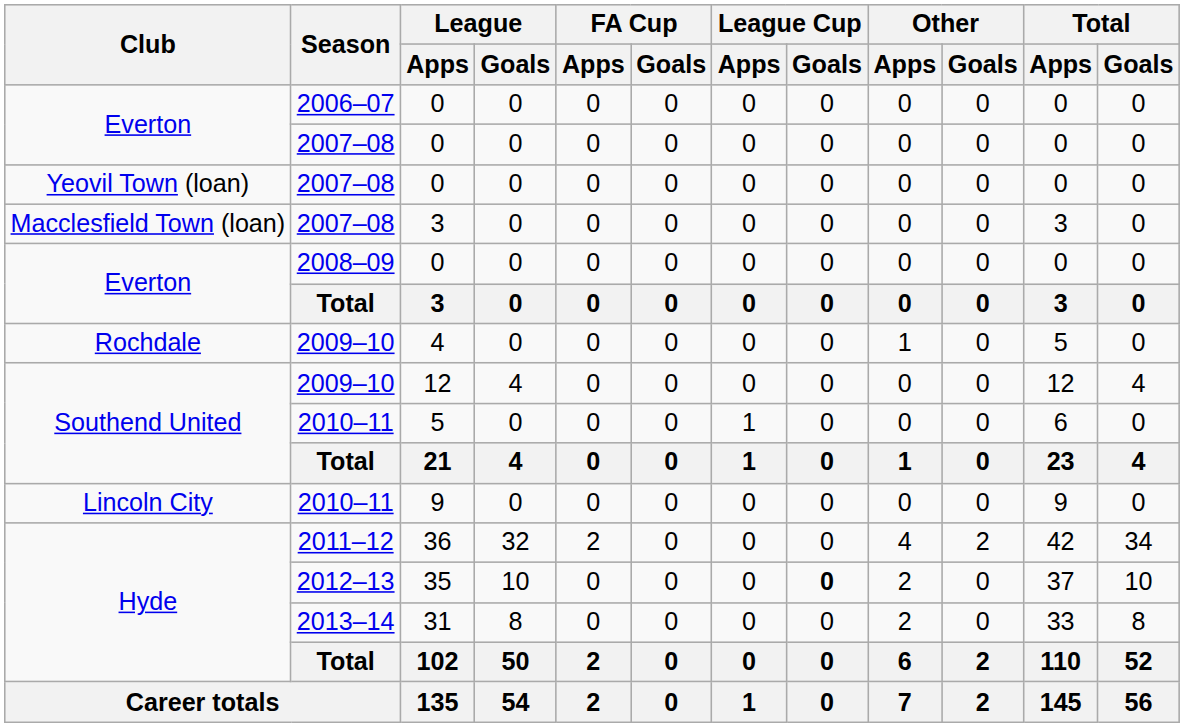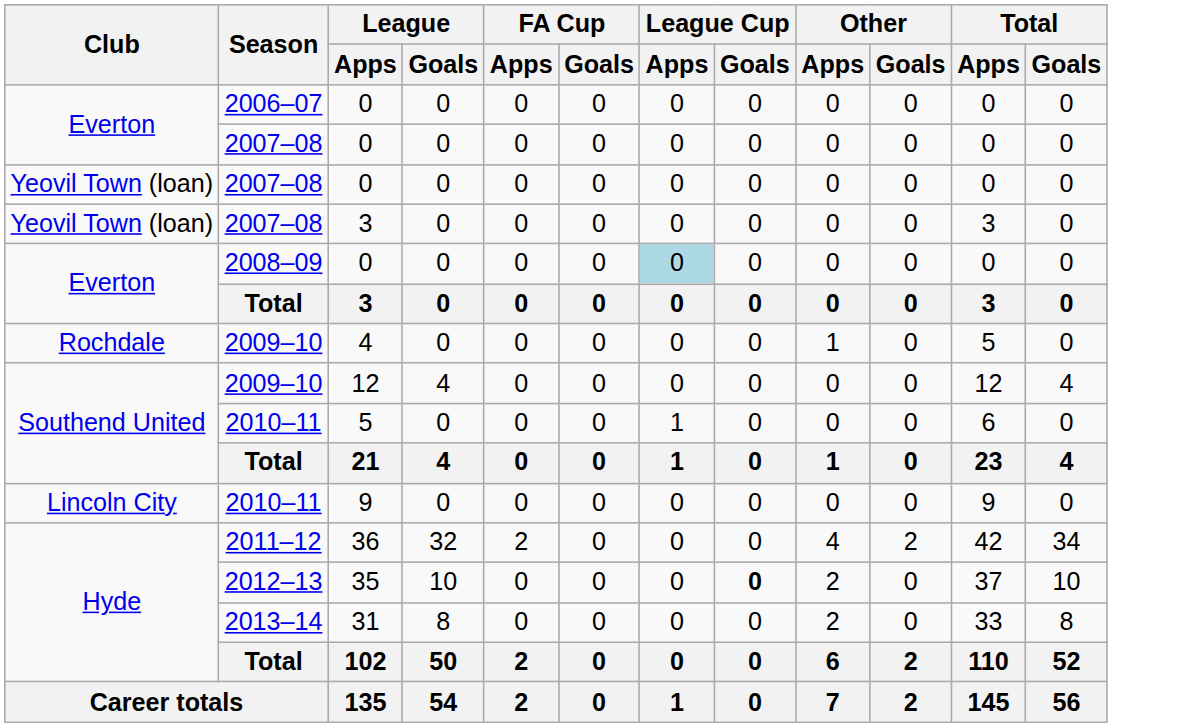(148, 223) Macclesfield Town (loan) -> (112, 223) Yeovil Town (loan)
(749, 263) no background -> (677, 263) lightblue background
